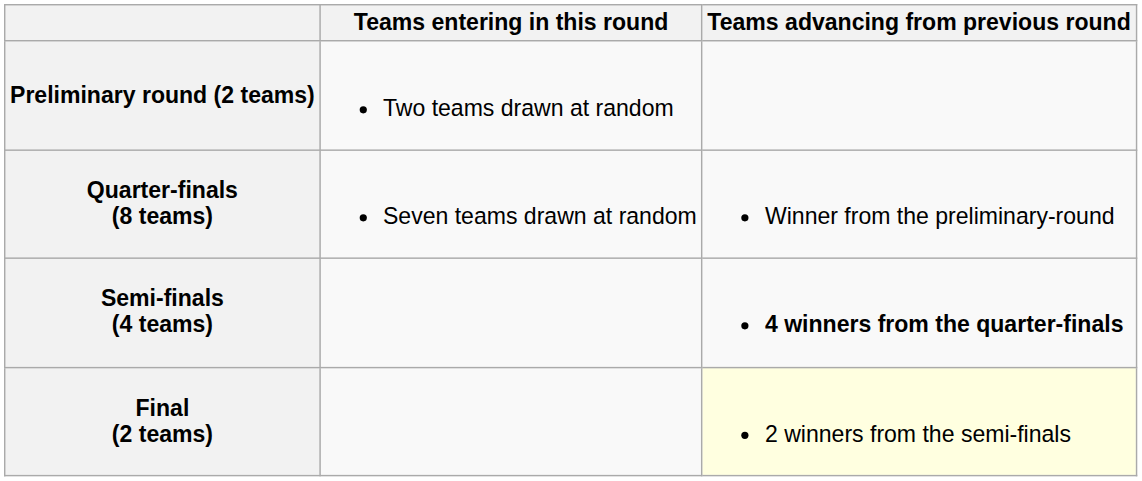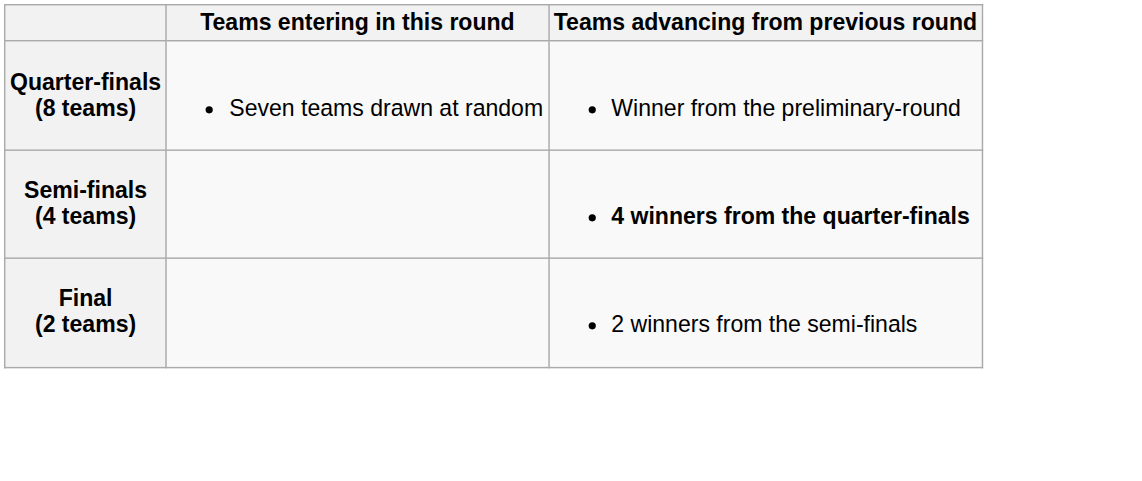- row: (162, 95)
(919, 434) lightyellow background -> (765, 326) no background
